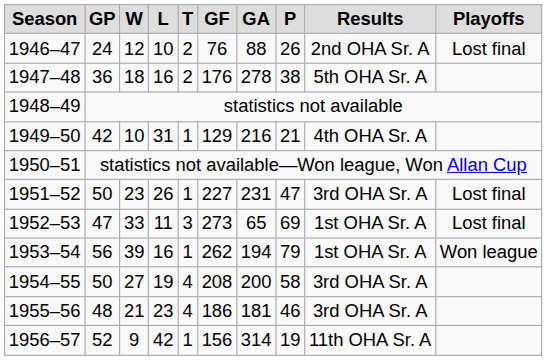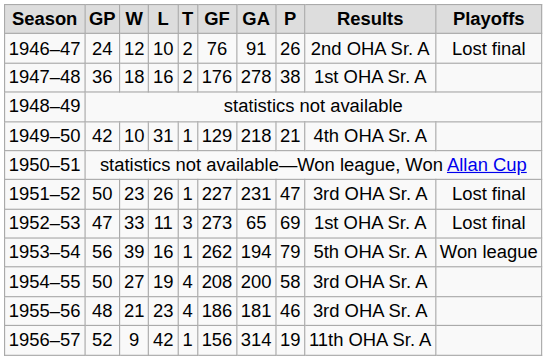(256, 48) 88 -> (256, 48) 91
(370, 77) 5th OHA Sr. A -> (370, 77) 1st OHA Sr. A
(256, 135) 216 -> (256, 135) 218
(370, 252) 1st OHA Sr. A -> (370, 252) 5th OHA Sr. A
